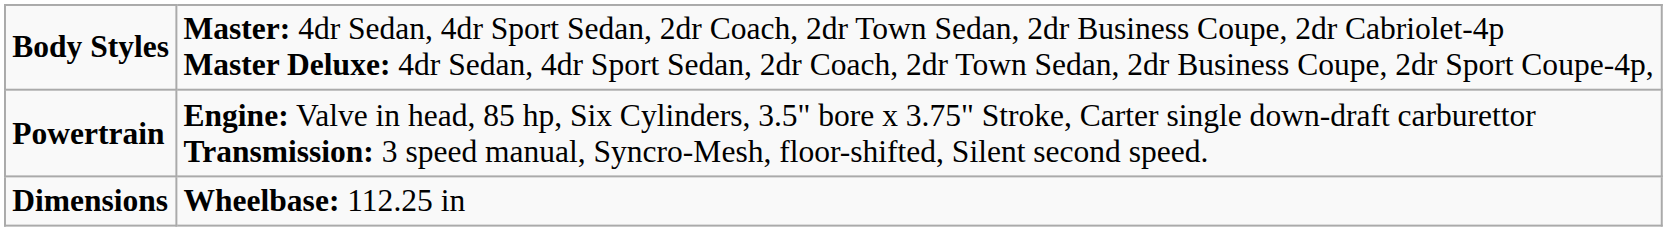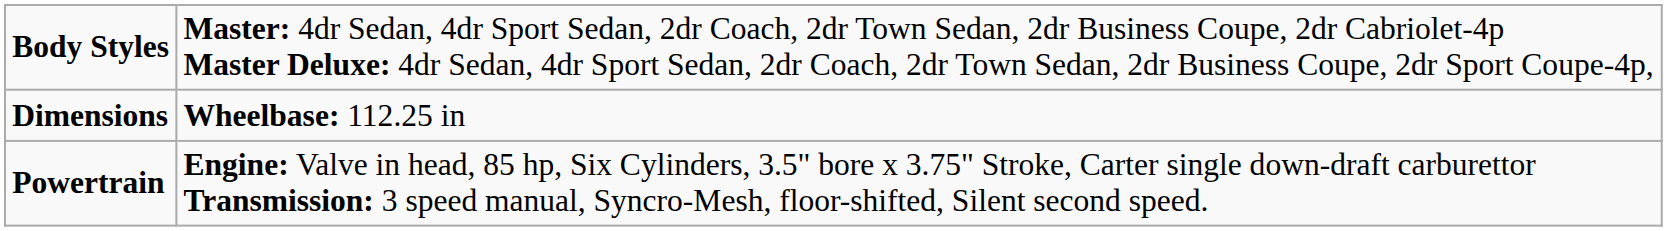rows swapped: (88, 132) <-> (90, 200)
